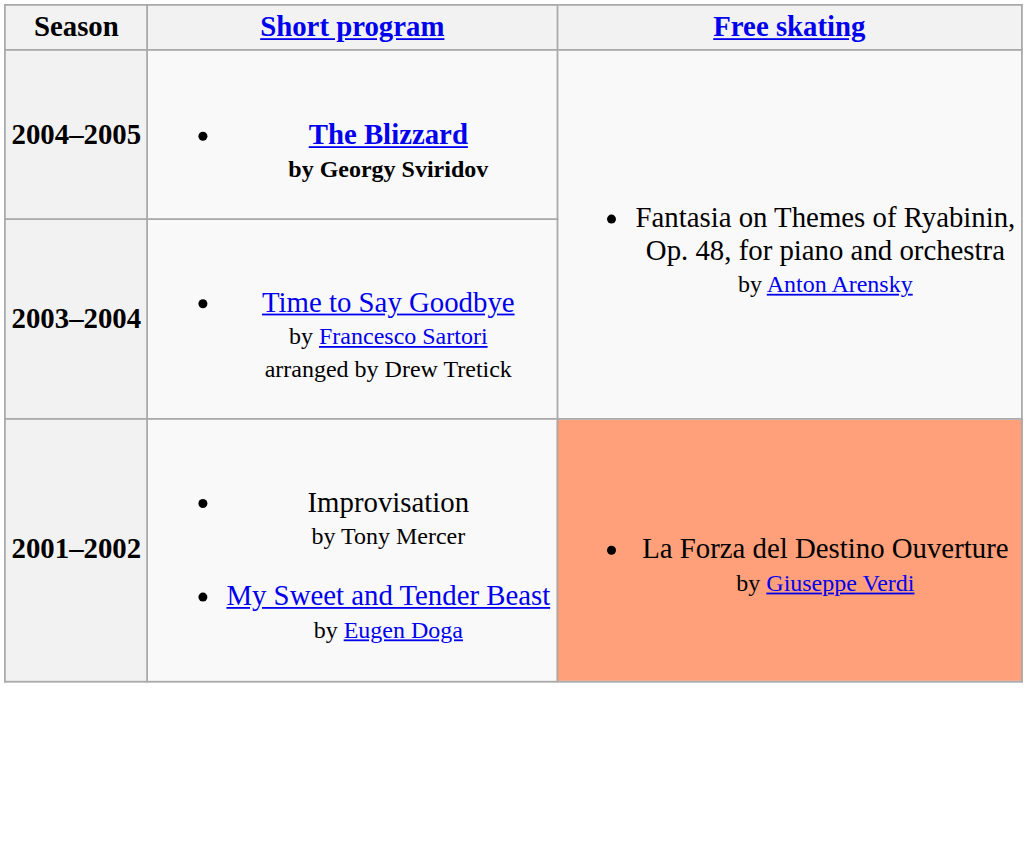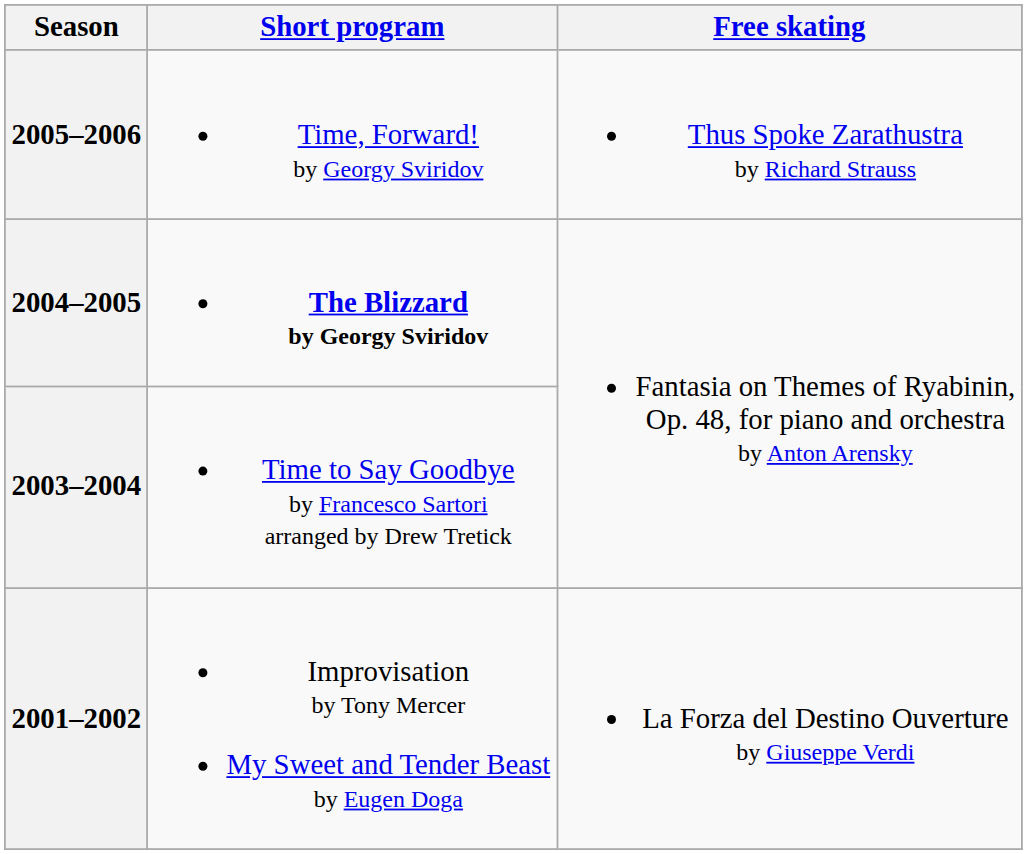+ row: (76, 134)
(789, 566) lightsalmon background -> (789, 734) no background
